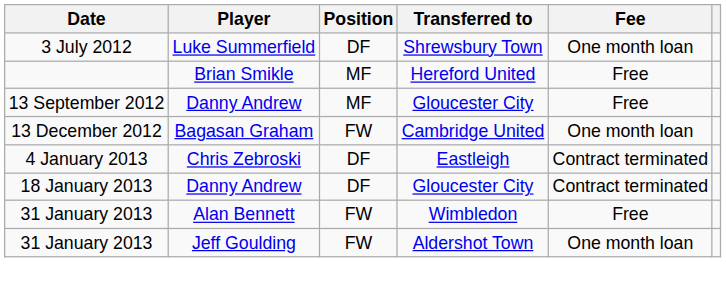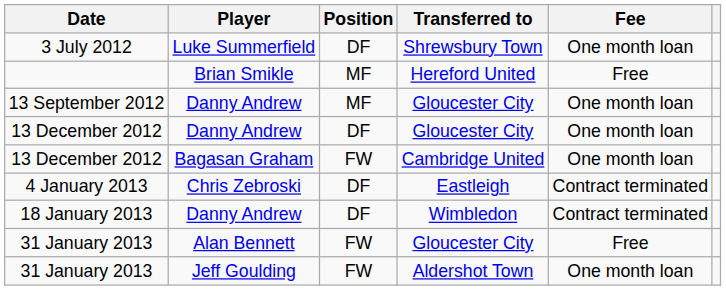(630, 103) Free -> (630, 103) One month loan
+ row: (87, 131)
(473, 187) Gloucester City -> (473, 215) Wimbledon
(473, 215) Wimbledon -> (473, 243) Gloucester City
